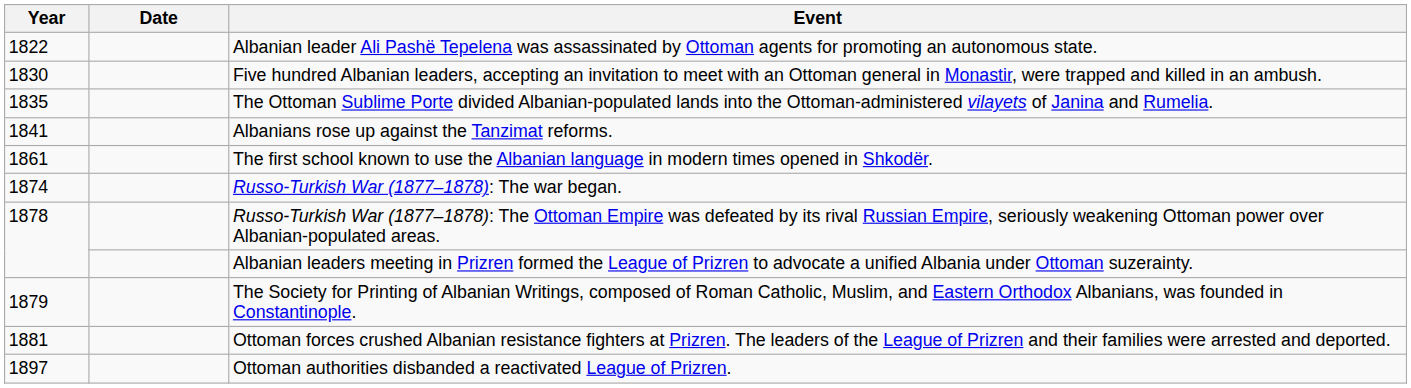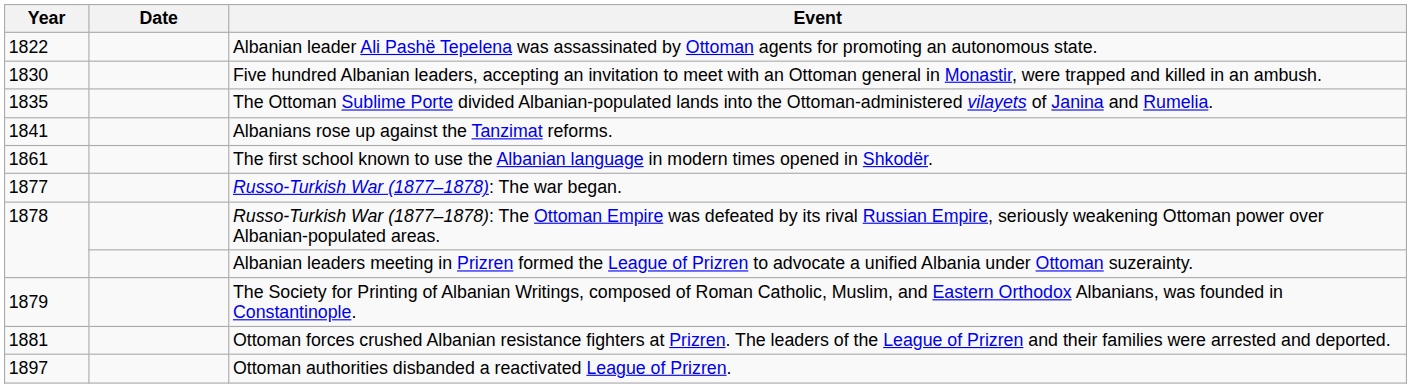(28, 187) 1874 -> (28, 187) 1877
